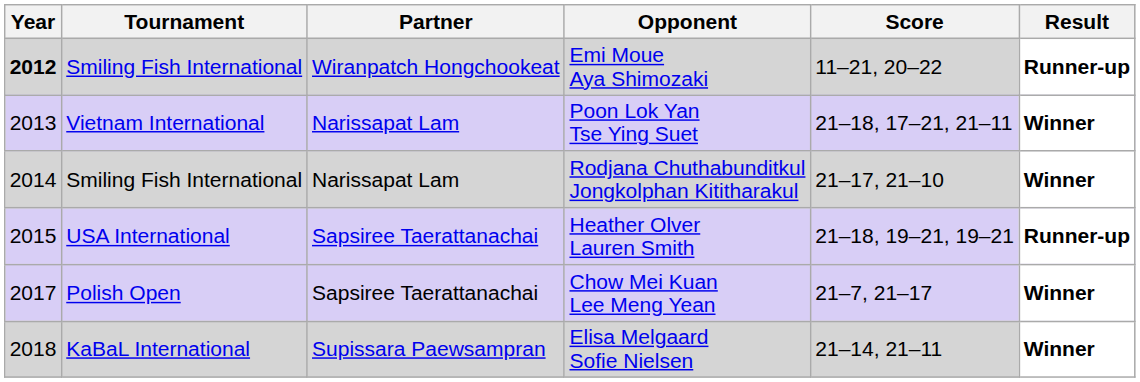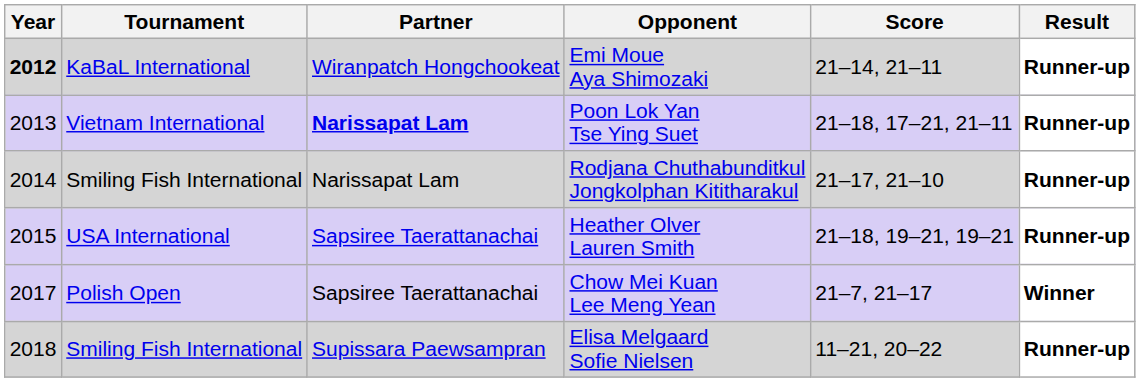(184, 67) Smiling Fish International -> (158, 67) KaBaL International
(879, 67) 11–21, 20–22 -> (879, 67) 21–14, 21–11
(386, 123) normal -> (390, 123) bold
(1059, 123) Winner -> (1077, 123) Runner-up
(1059, 180) Winner -> (1077, 180) Runner-up
(158, 349) KaBaL International -> (184, 349) Smiling Fish International
(879, 349) 21–14, 21–11 -> (879, 349) 11–21, 20–22
(1059, 349) Winner -> (1077, 349) Runner-up
